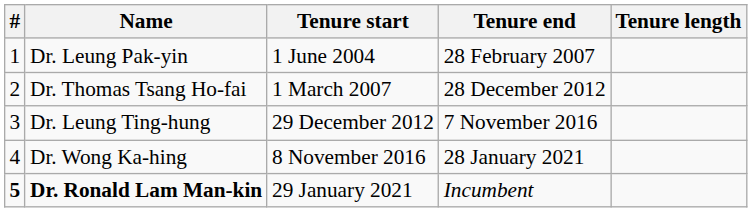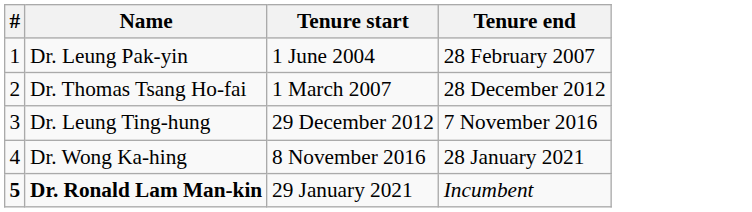- column: (678, 21)
